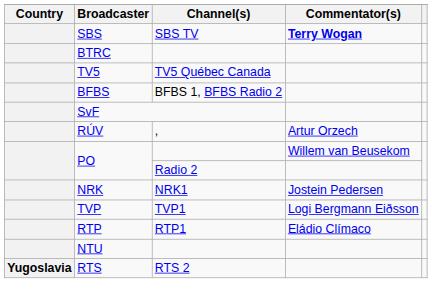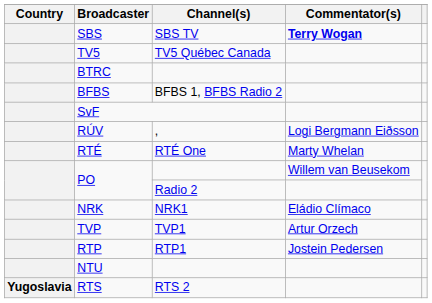rows swapped: (94, 53) <-> (89, 72)
(323, 131) Artur Orzech -> (353, 131) Logi Bergmann Eiðsson
+ row: (89, 151)
(336, 190) Jostein Pedersen -> (329, 209) Eládio Clímaco
(353, 209) Logi Bergmann Eiðsson -> (323, 229) Artur Orzech
(329, 229) Eládio Clímaco -> (336, 248) Jostein Pedersen
